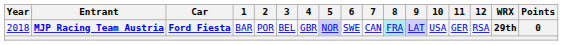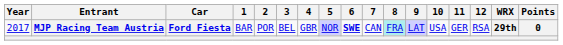(18, 28) 2018 -> (18, 28) 2017
(352, 28) normal -> (352, 28) bold
